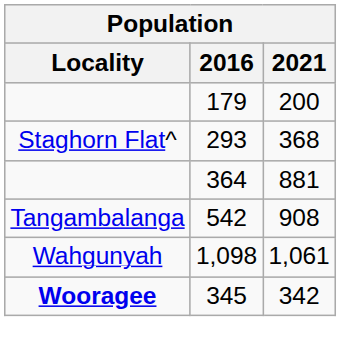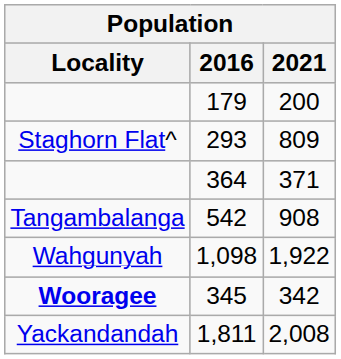(299, 140) 368 -> (299, 140) 809
(299, 179) 881 -> (299, 179) 371
(299, 256) 1,061 -> (299, 256) 1,922
+ row: (227, 334)
